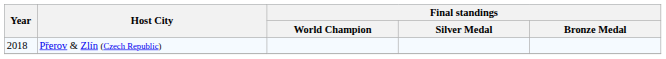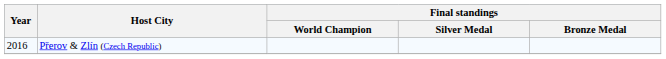(17, 45) 2018 -> (17, 45) 2016
